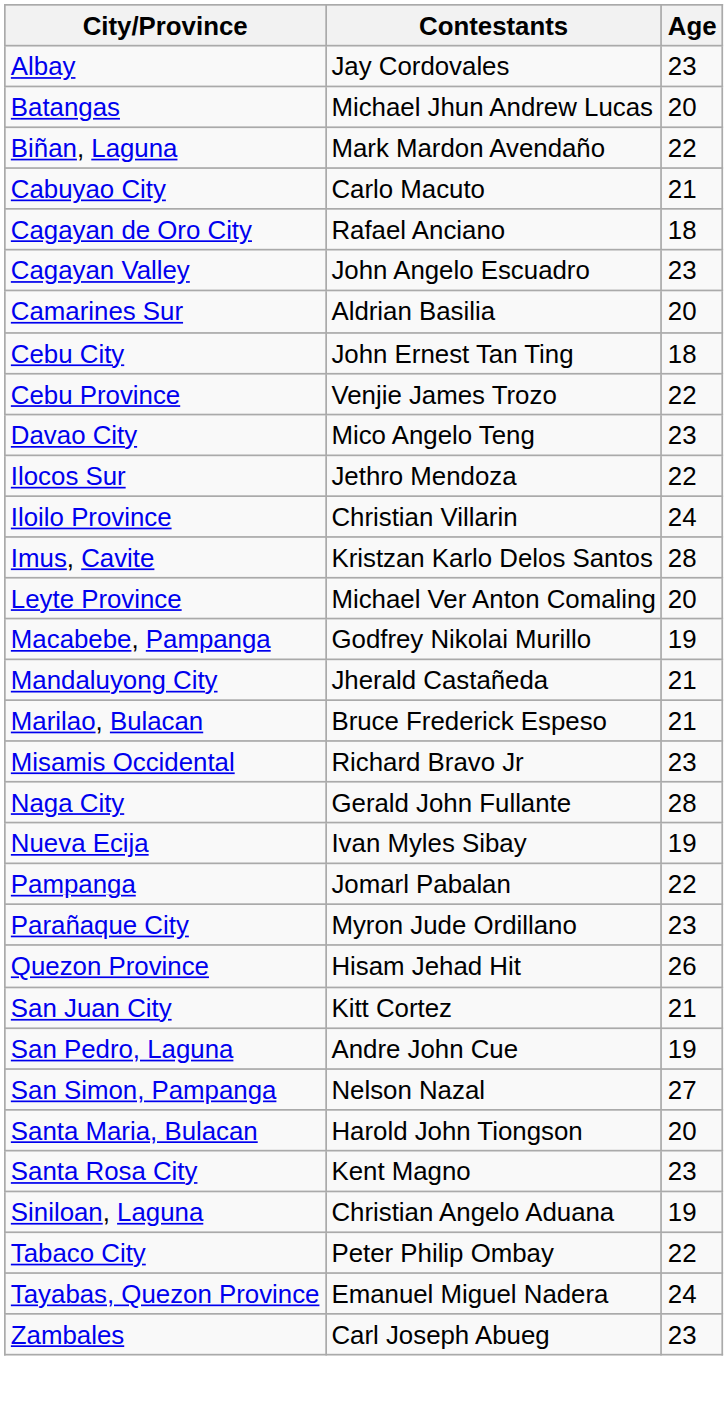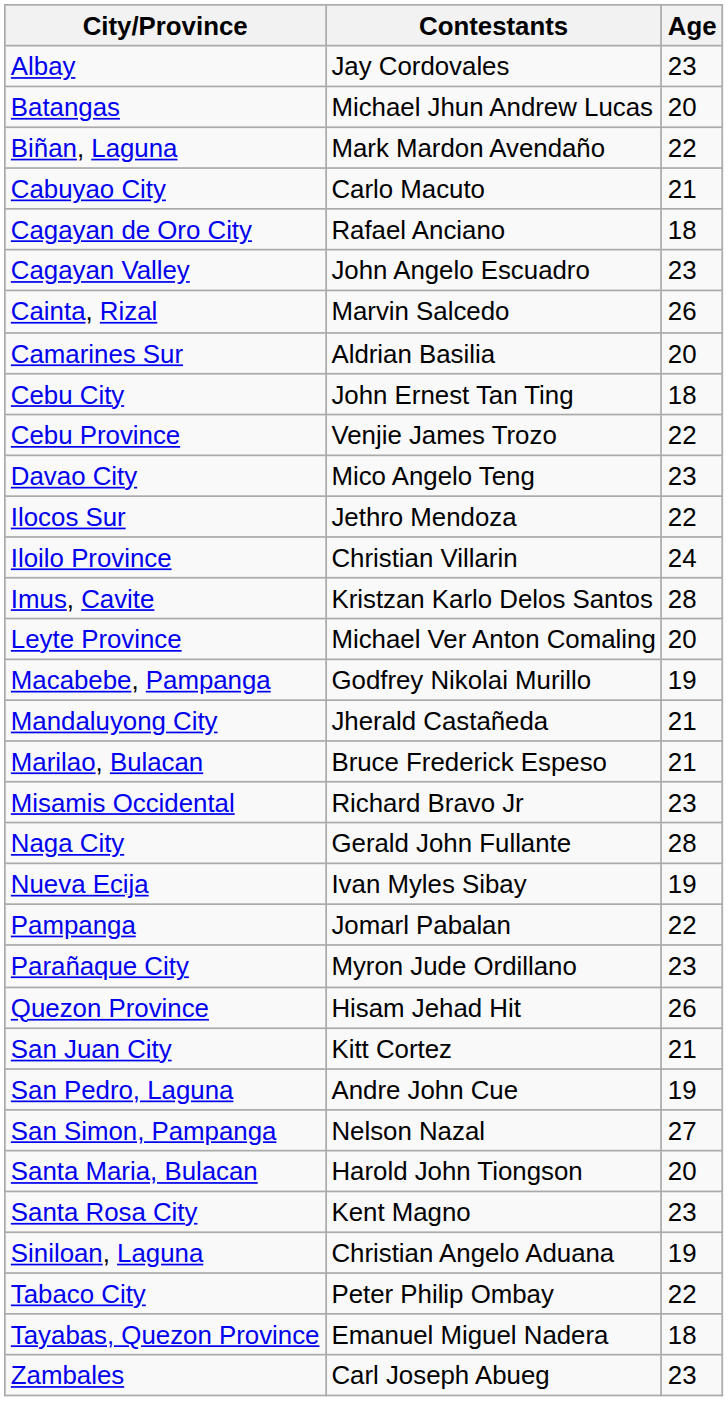+ row: (84, 312)
(682, 1294) 24 -> (682, 1334) 18
